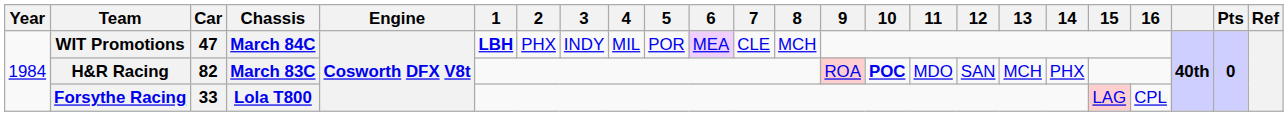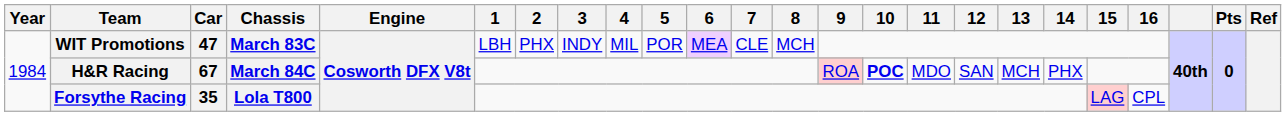(273, 44) March 84C -> (273, 44) March 83C
(496, 44) bold -> (495, 44) normal
(208, 71) 82 -> (208, 71) 67
(273, 71) March 83C -> (273, 71) March 84C
(208, 97) 33 -> (208, 97) 35
